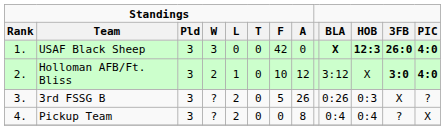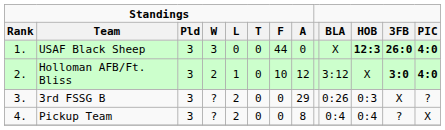(281, 49) 42 -> (281, 49) 44
(335, 49) bold -> (335, 49) normal
(281, 98) 5 -> (281, 98) 0
(303, 98) 26 -> (303, 98) 29
